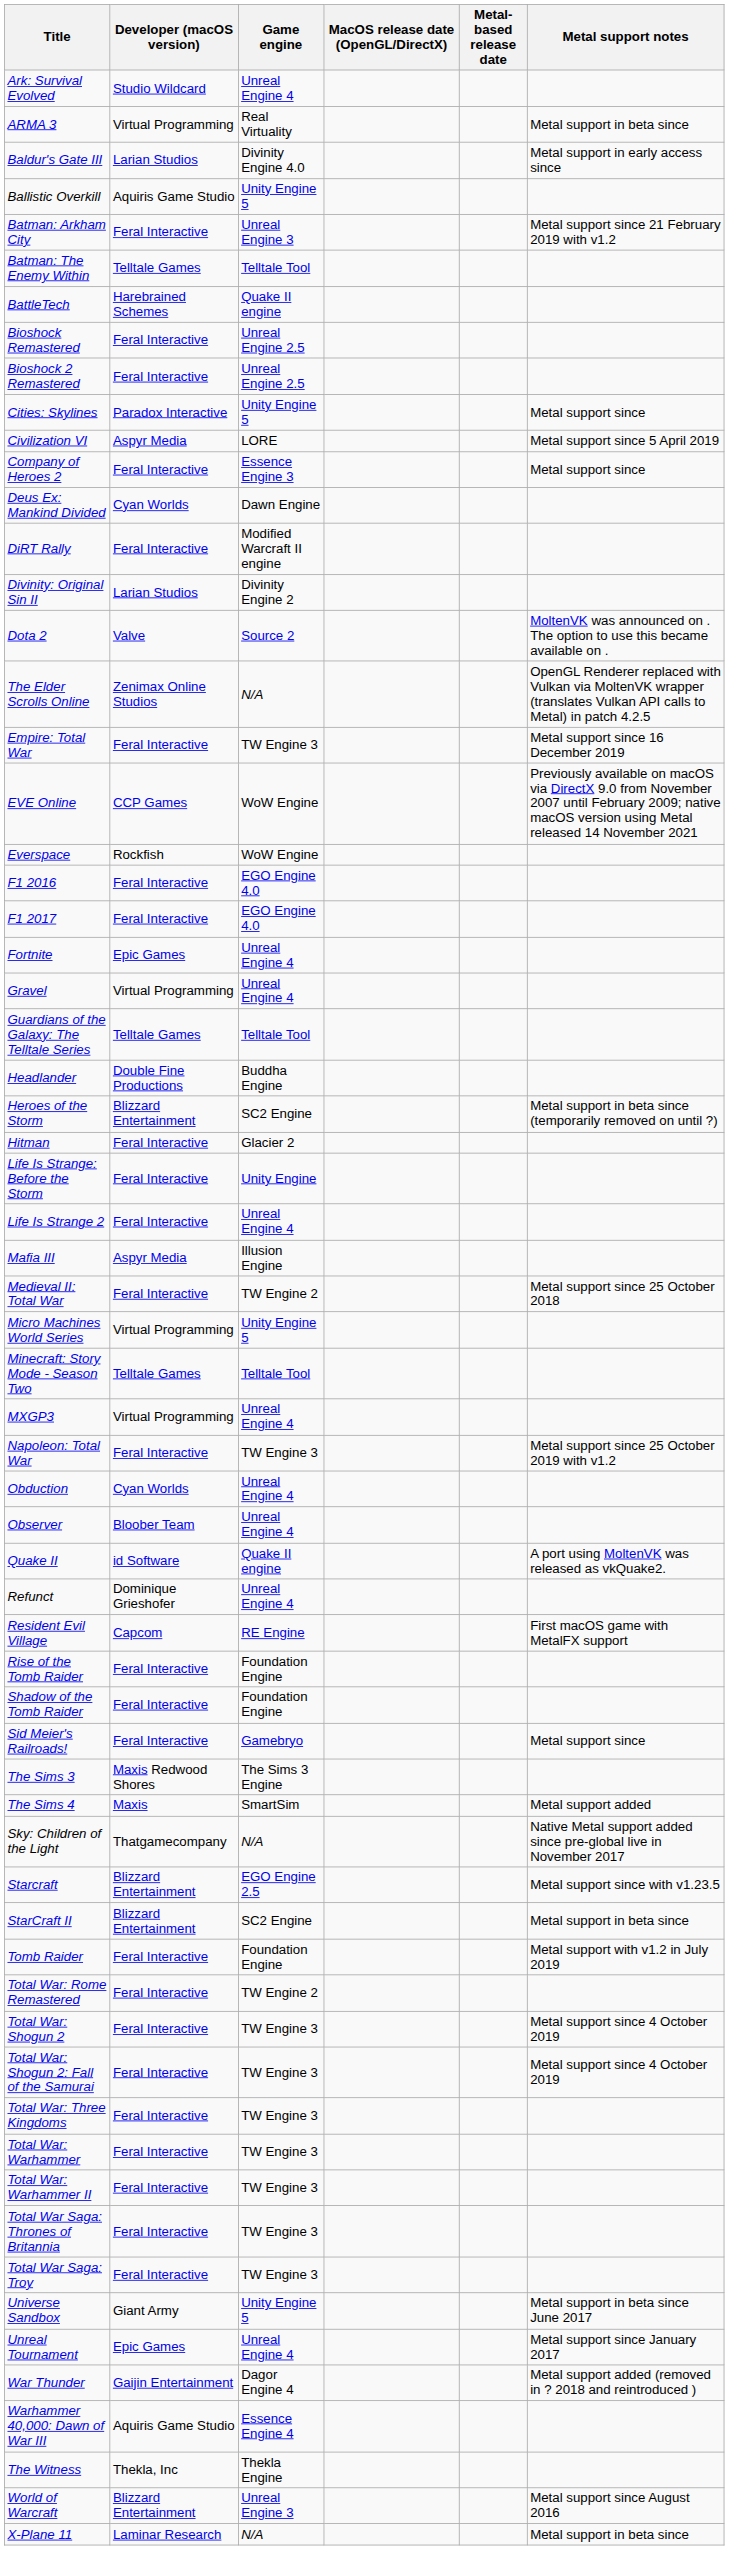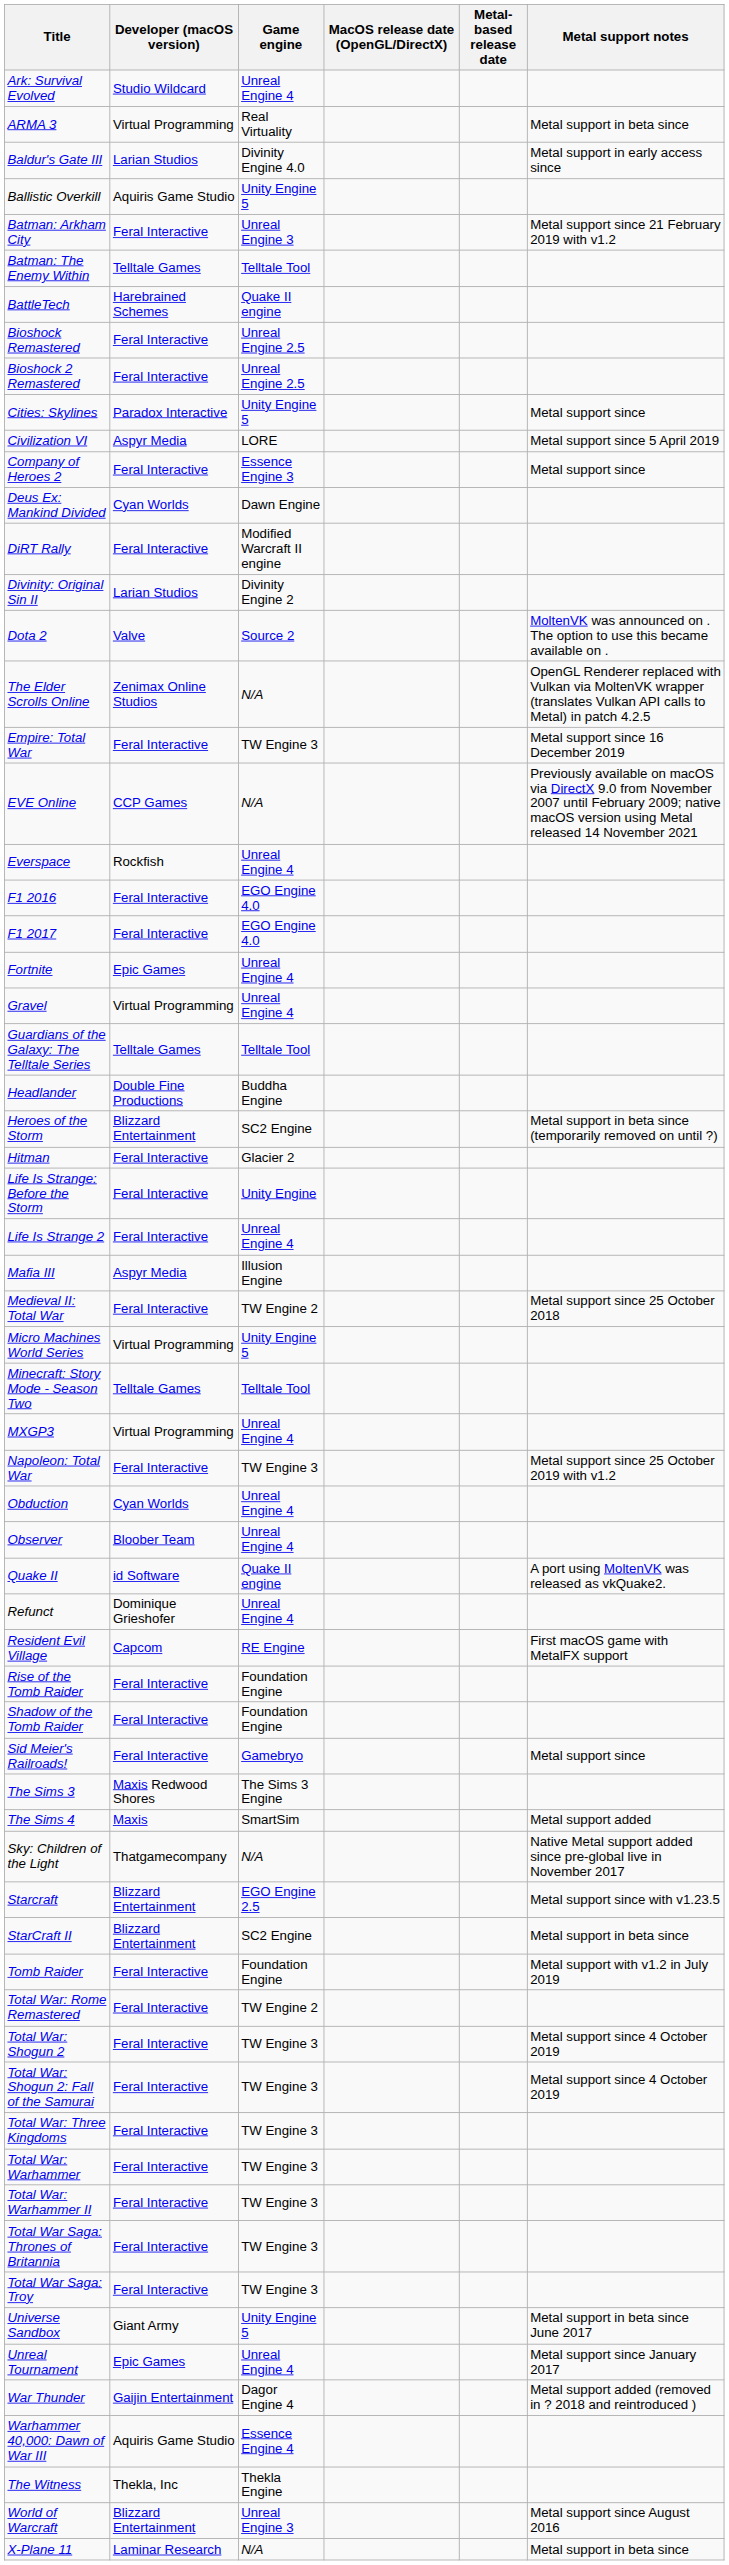(280, 803) WoW Engine -> (252, 803) N/A
(280, 854) WoW Engine -> (267, 862) Unreal Engine 4
